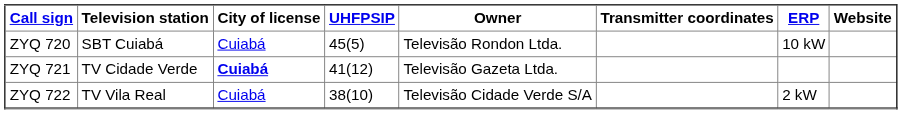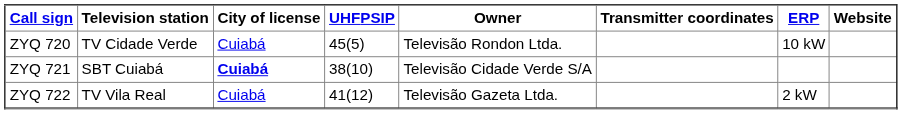(122, 43) SBT Cuiabá -> (139, 43) TV Cidade Verde
(139, 69) TV Cidade Verde -> (122, 69) SBT Cuiabá
(351, 69) 41(12) -> (351, 69) 38(10)
(481, 69) Televisão Gazeta Ltda. -> (498, 69) Televisão Cidade Verde S/A
(351, 95) 38(10) -> (351, 95) 41(12)
(498, 95) Televisão Cidade Verde S/A -> (481, 95) Televisão Gazeta Ltda.
